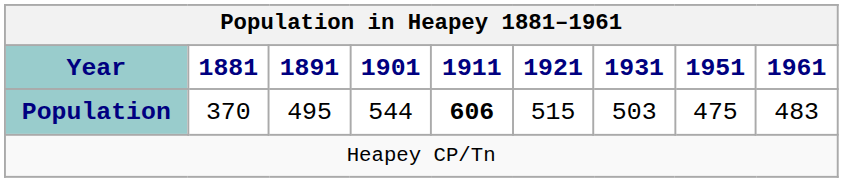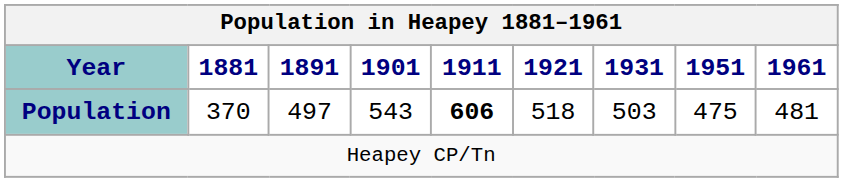(309, 111) 495 -> (309, 111) 497
(391, 111) 544 -> (391, 111) 543
(553, 111) 515 -> (553, 111) 518
(797, 111) 483 -> (797, 111) 481
